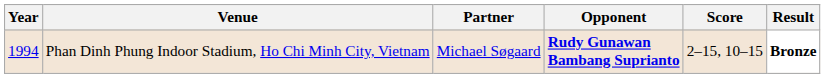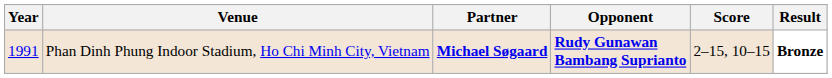(23, 51) 1994 -> (23, 51) 1991
(489, 51) normal -> (492, 51) bold
